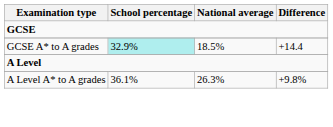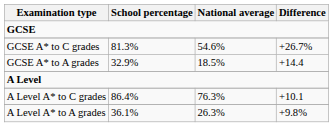+ row: (53, 46)
(124, 46) paleturquoise background -> (125, 63) no background
+ row: (56, 96)
